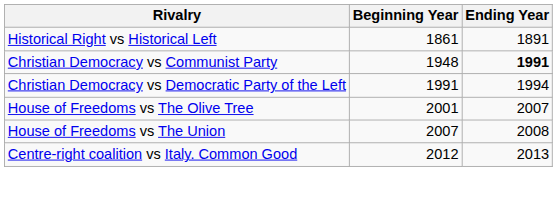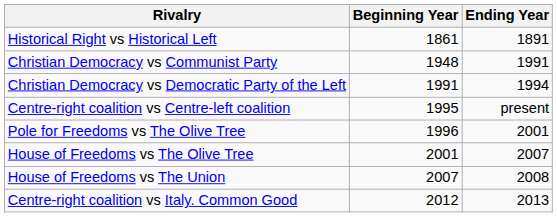(533, 62) bold -> (533, 62) normal
+ row: (149, 108)
+ row: (127, 131)
